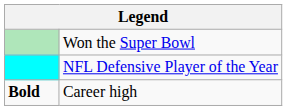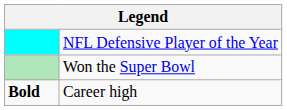rows swapped: (170, 67) <-> (129, 42)
